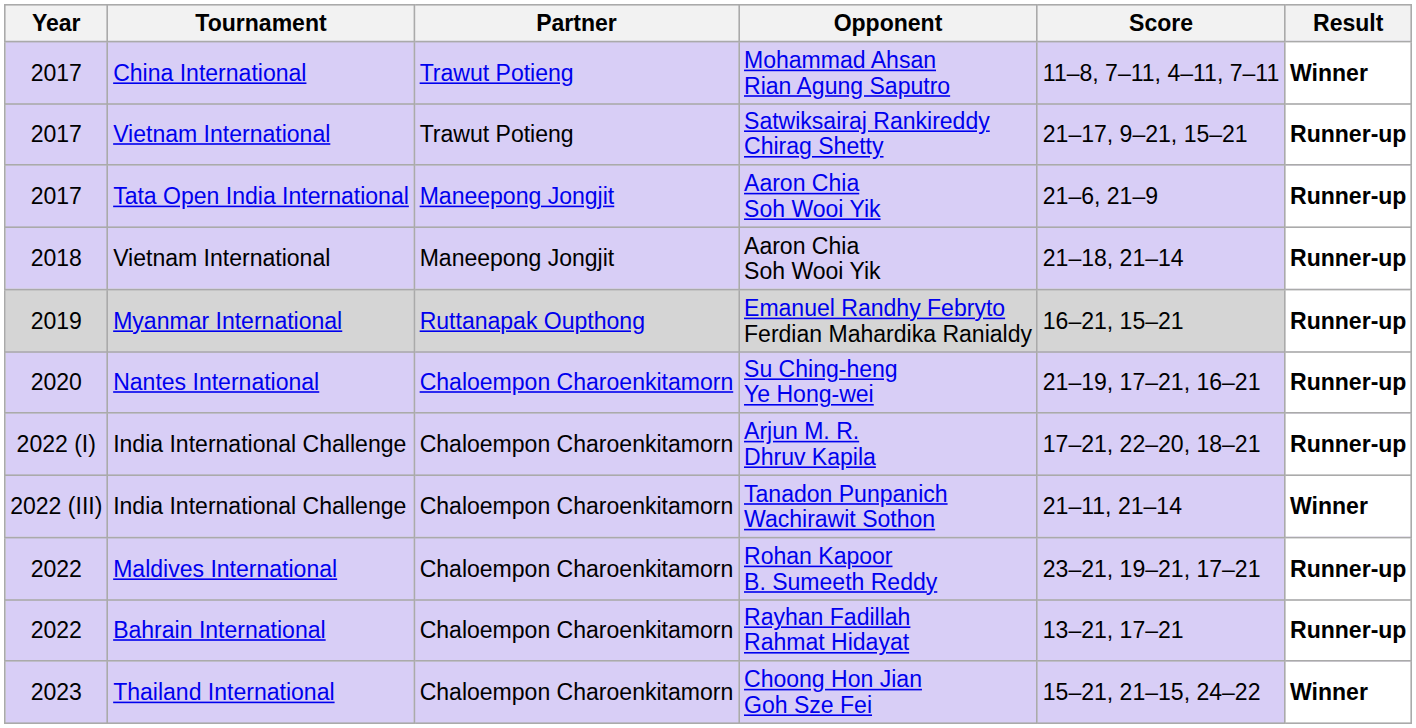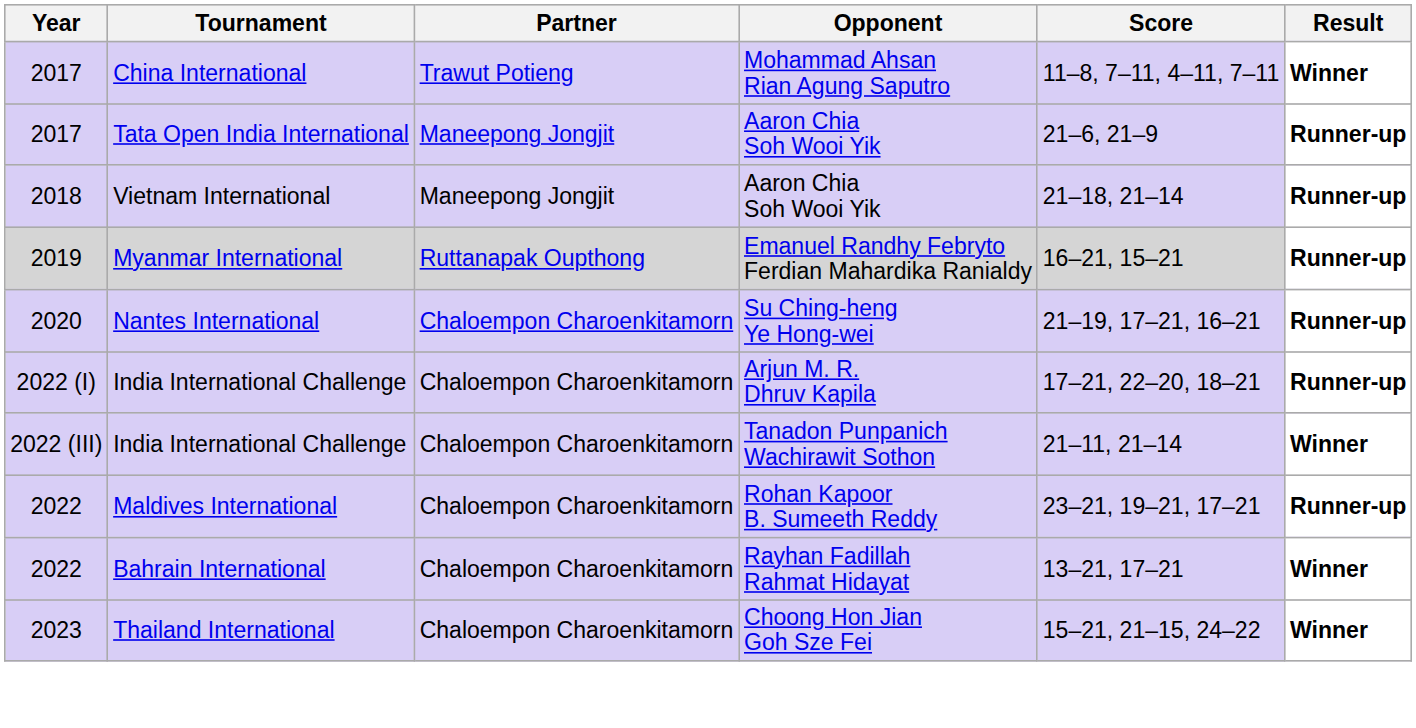- row: (222, 135)
(1348, 631) Runner-up -> (1329, 569) Winner
